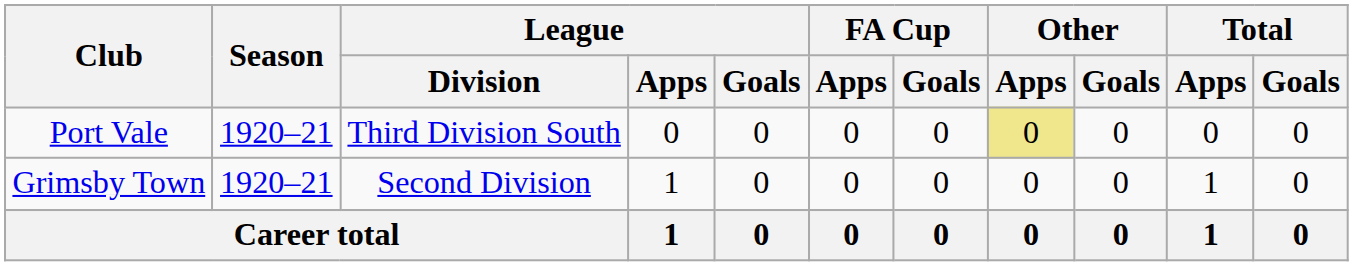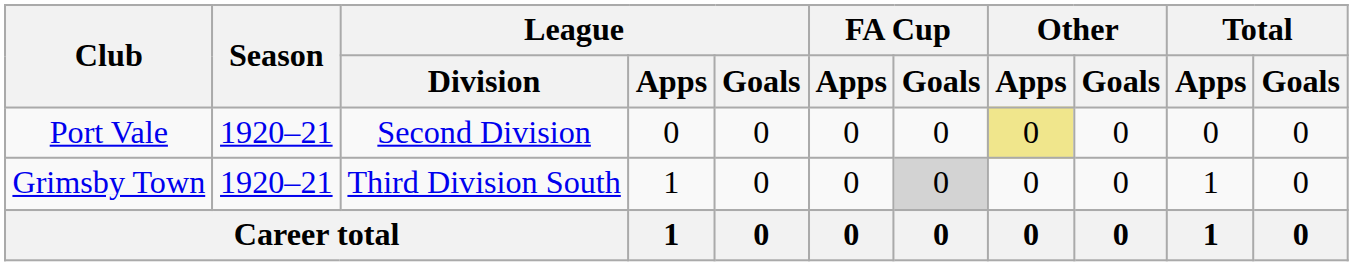(484, 132) Third Division South -> (484, 132) Second Division
(484, 183) Second Division -> (484, 183) Third Division South
(941, 183) no background -> (941, 183) lightgrey background
